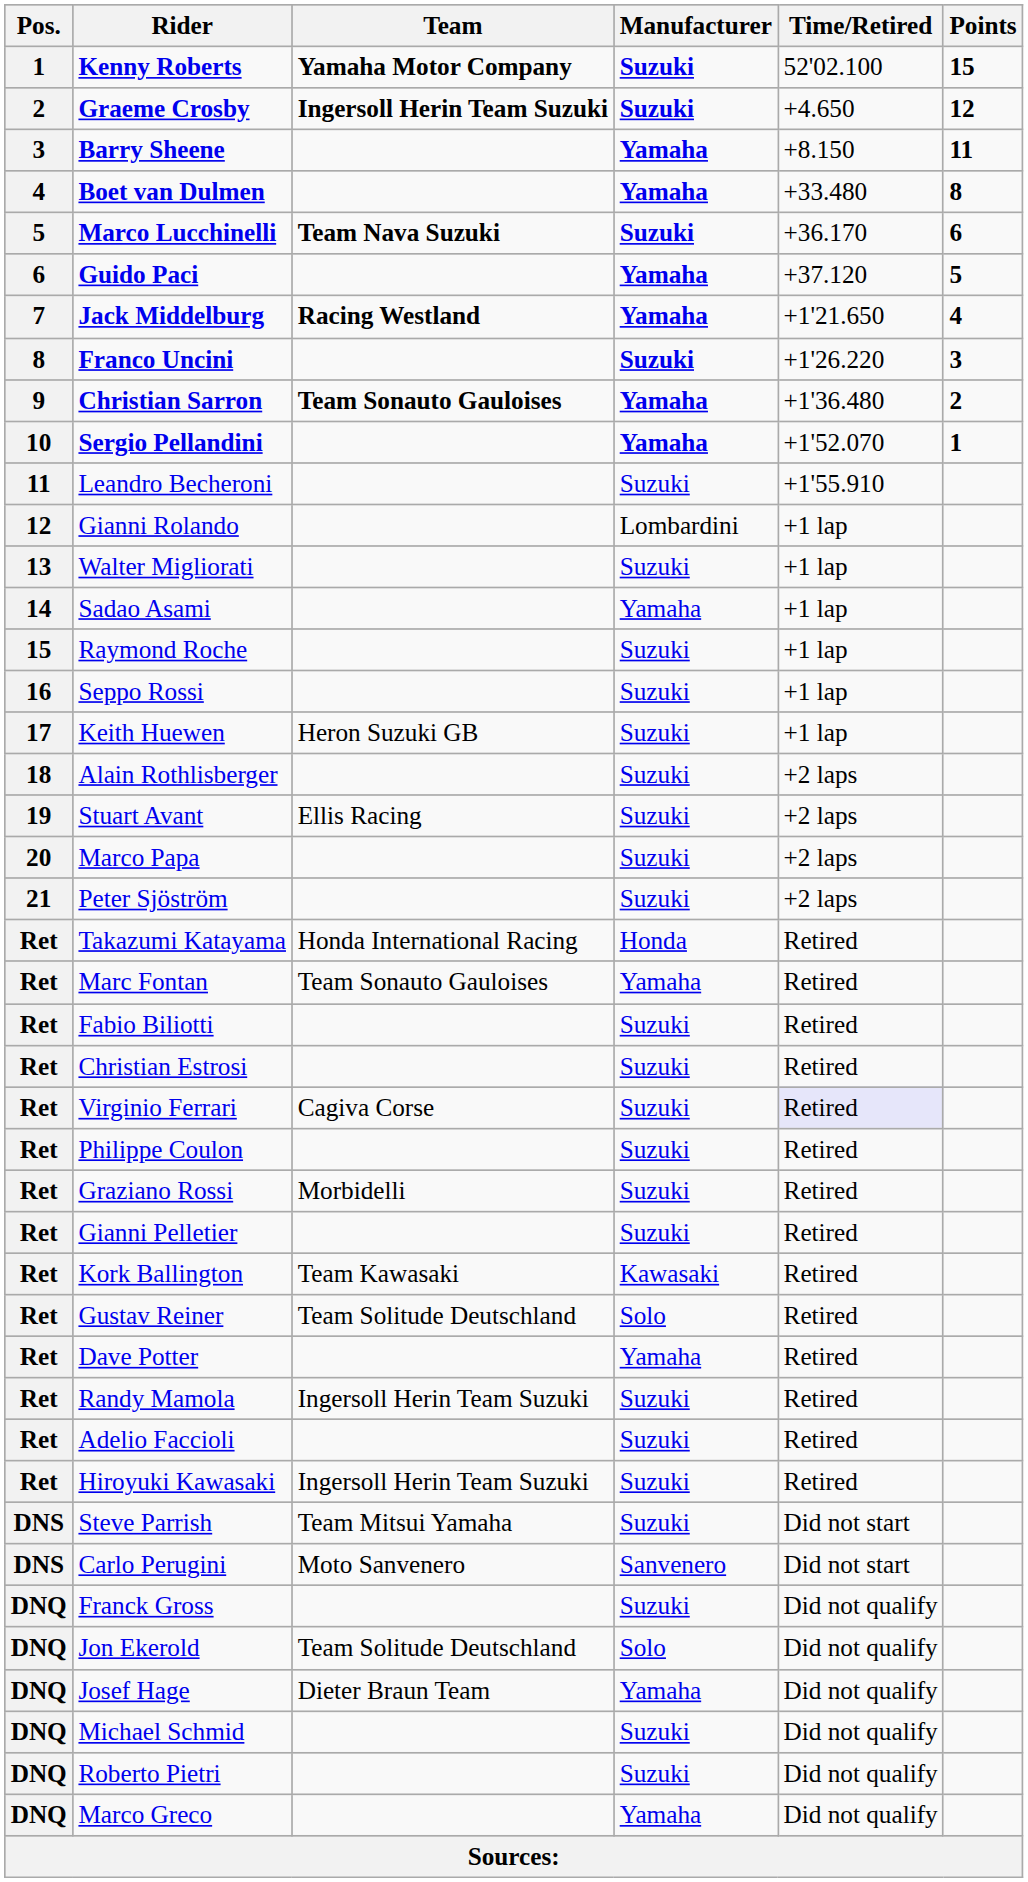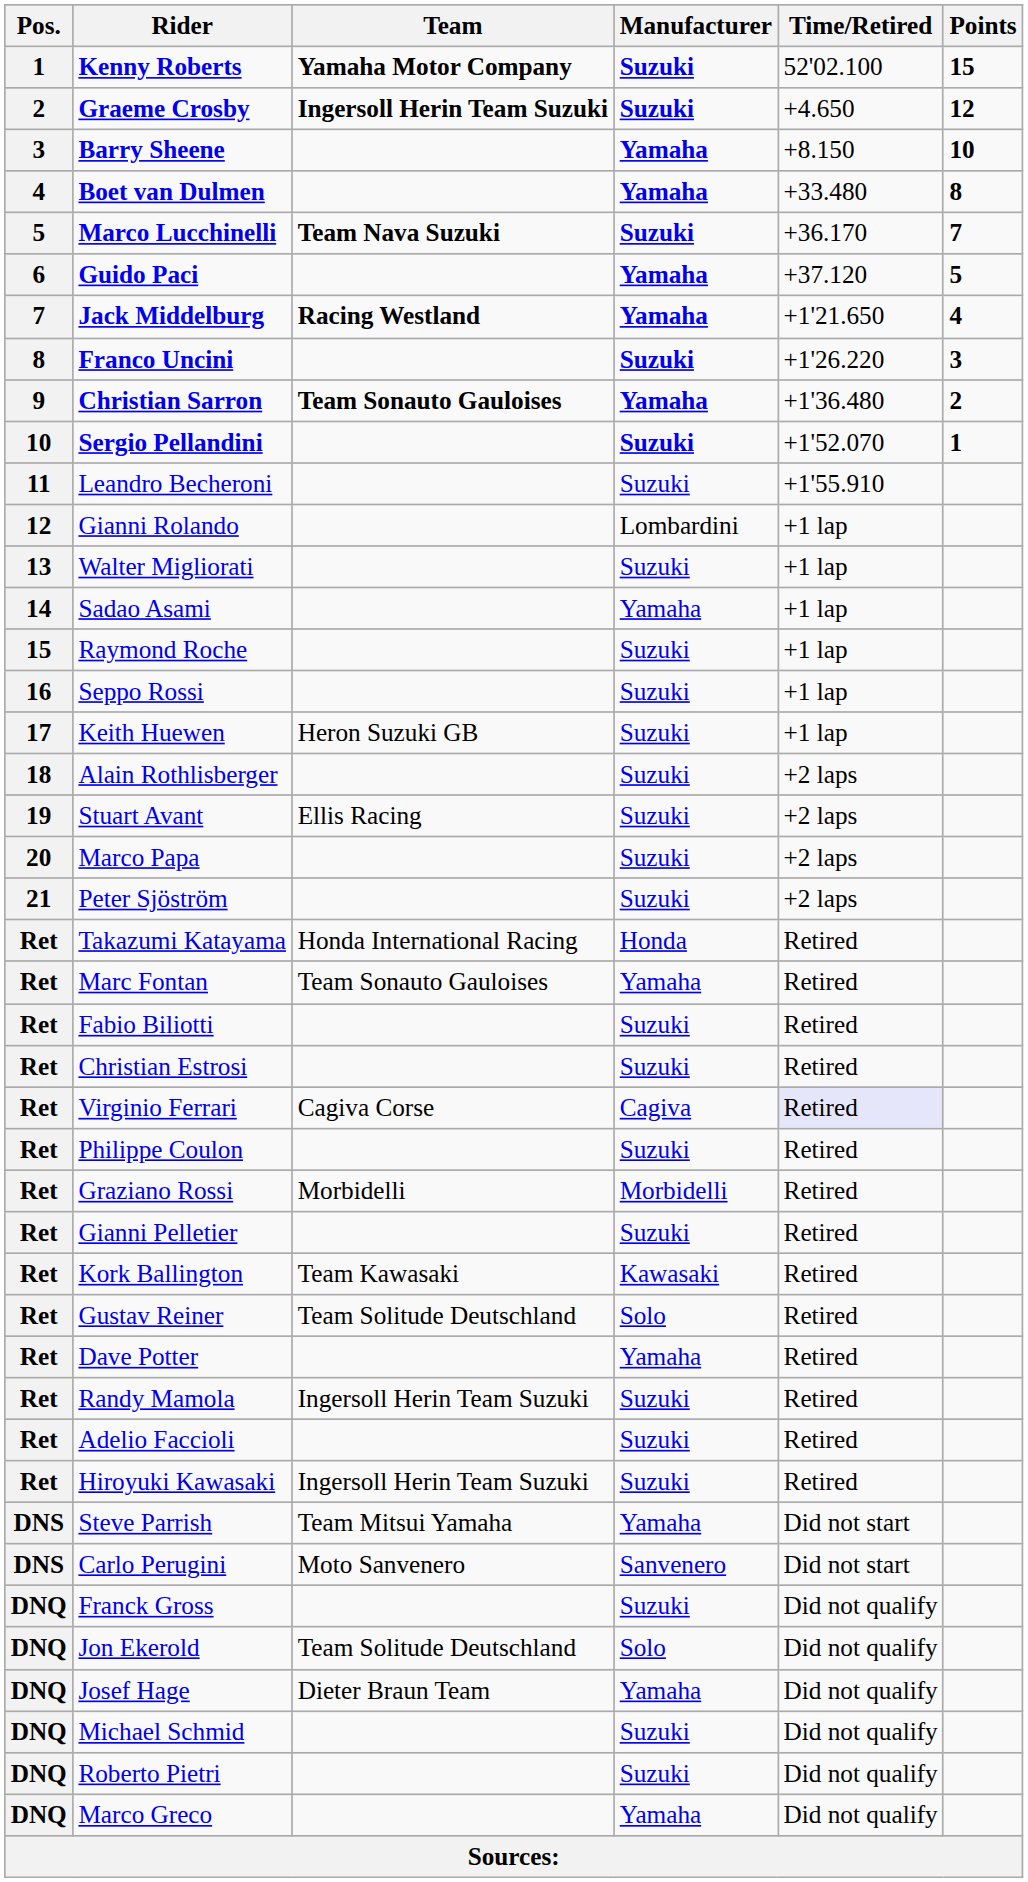(961, 150) 11 -> (962, 150) 10
(956, 233) 6 -> (956, 233) 7
(664, 441) Yamaha -> (657, 441) Suzuki
(655, 1107) Suzuki -> (655, 1107) Cagiva
(655, 1190) Suzuki -> (674, 1190) Morbidelli
(655, 1523) Suzuki -> (660, 1523) Yamaha
